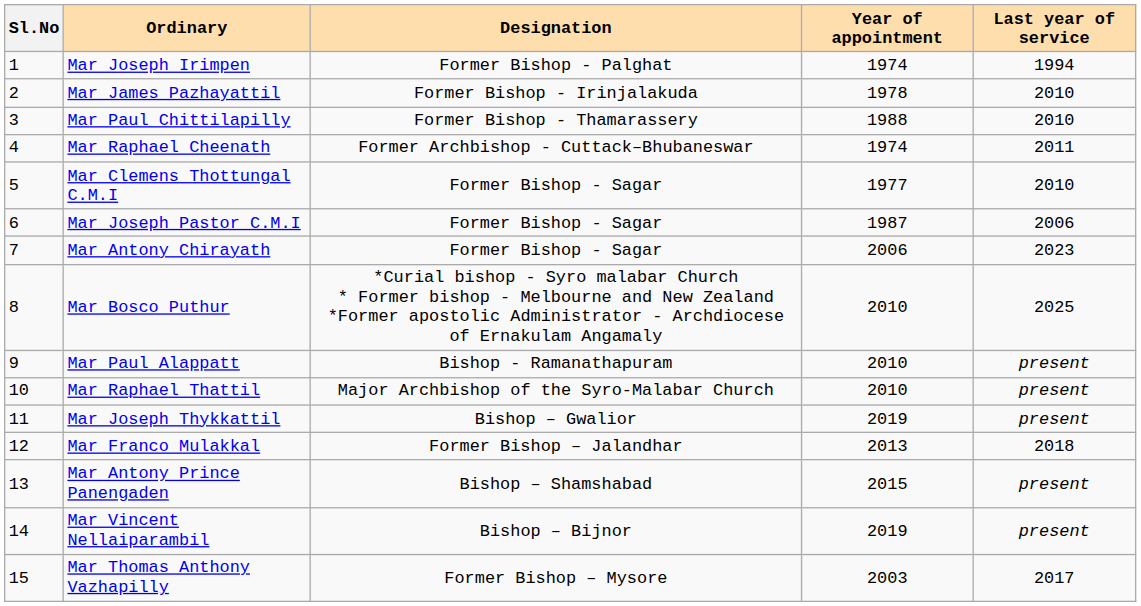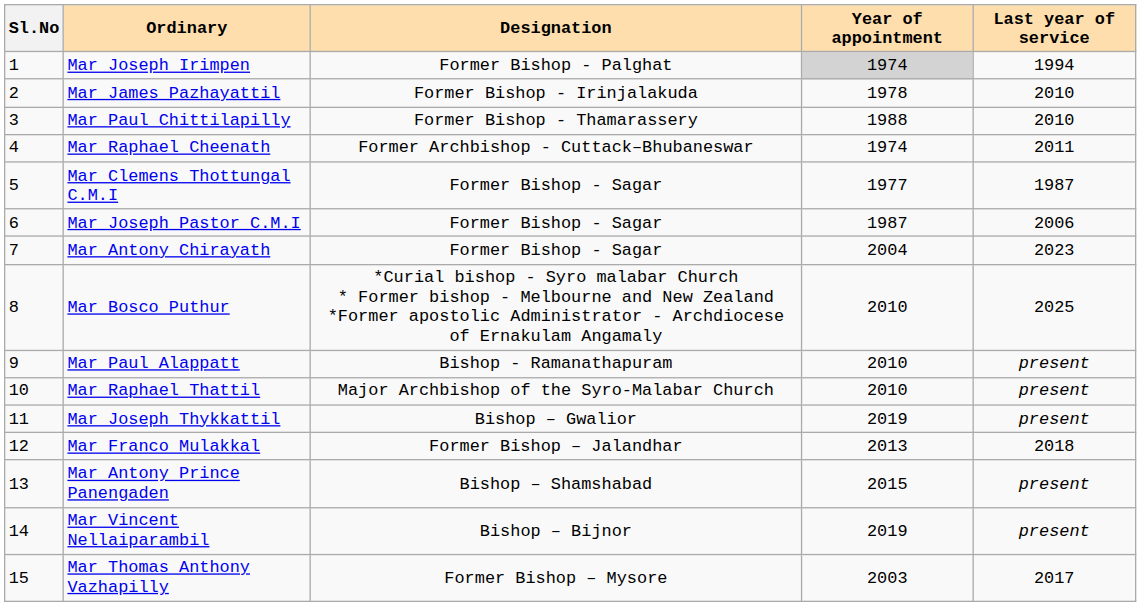(887, 65) no background -> (887, 65) lightgrey background
(1054, 185) 2010 -> (1054, 185) 1987
(887, 250) 2006 -> (887, 250) 2004
